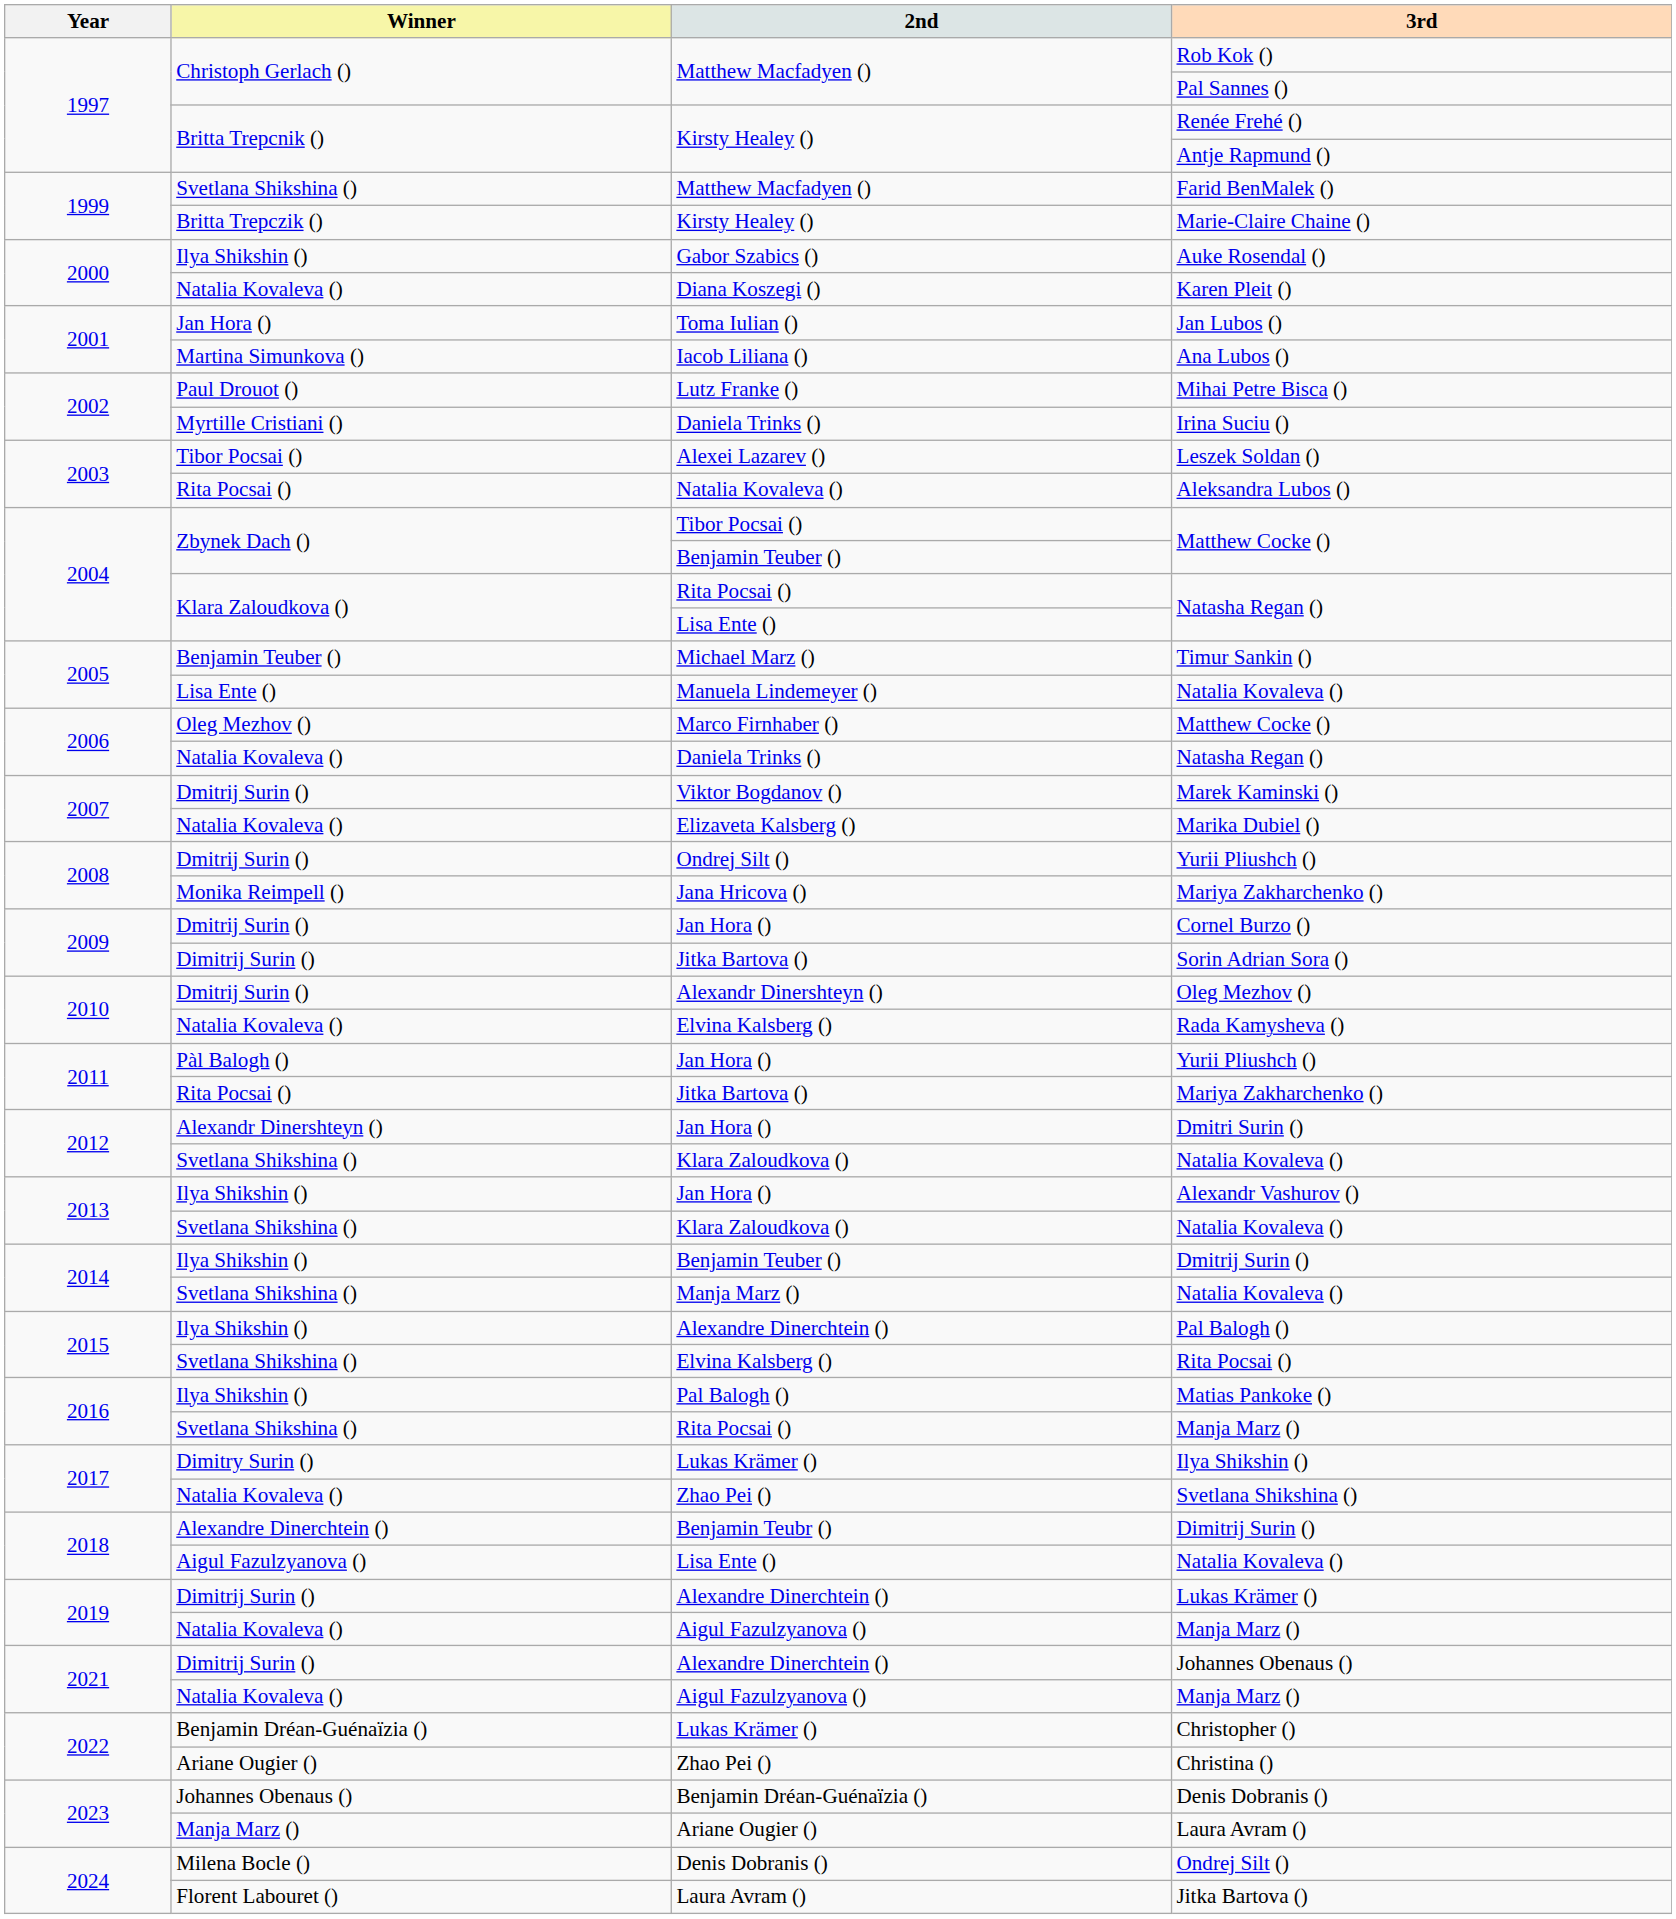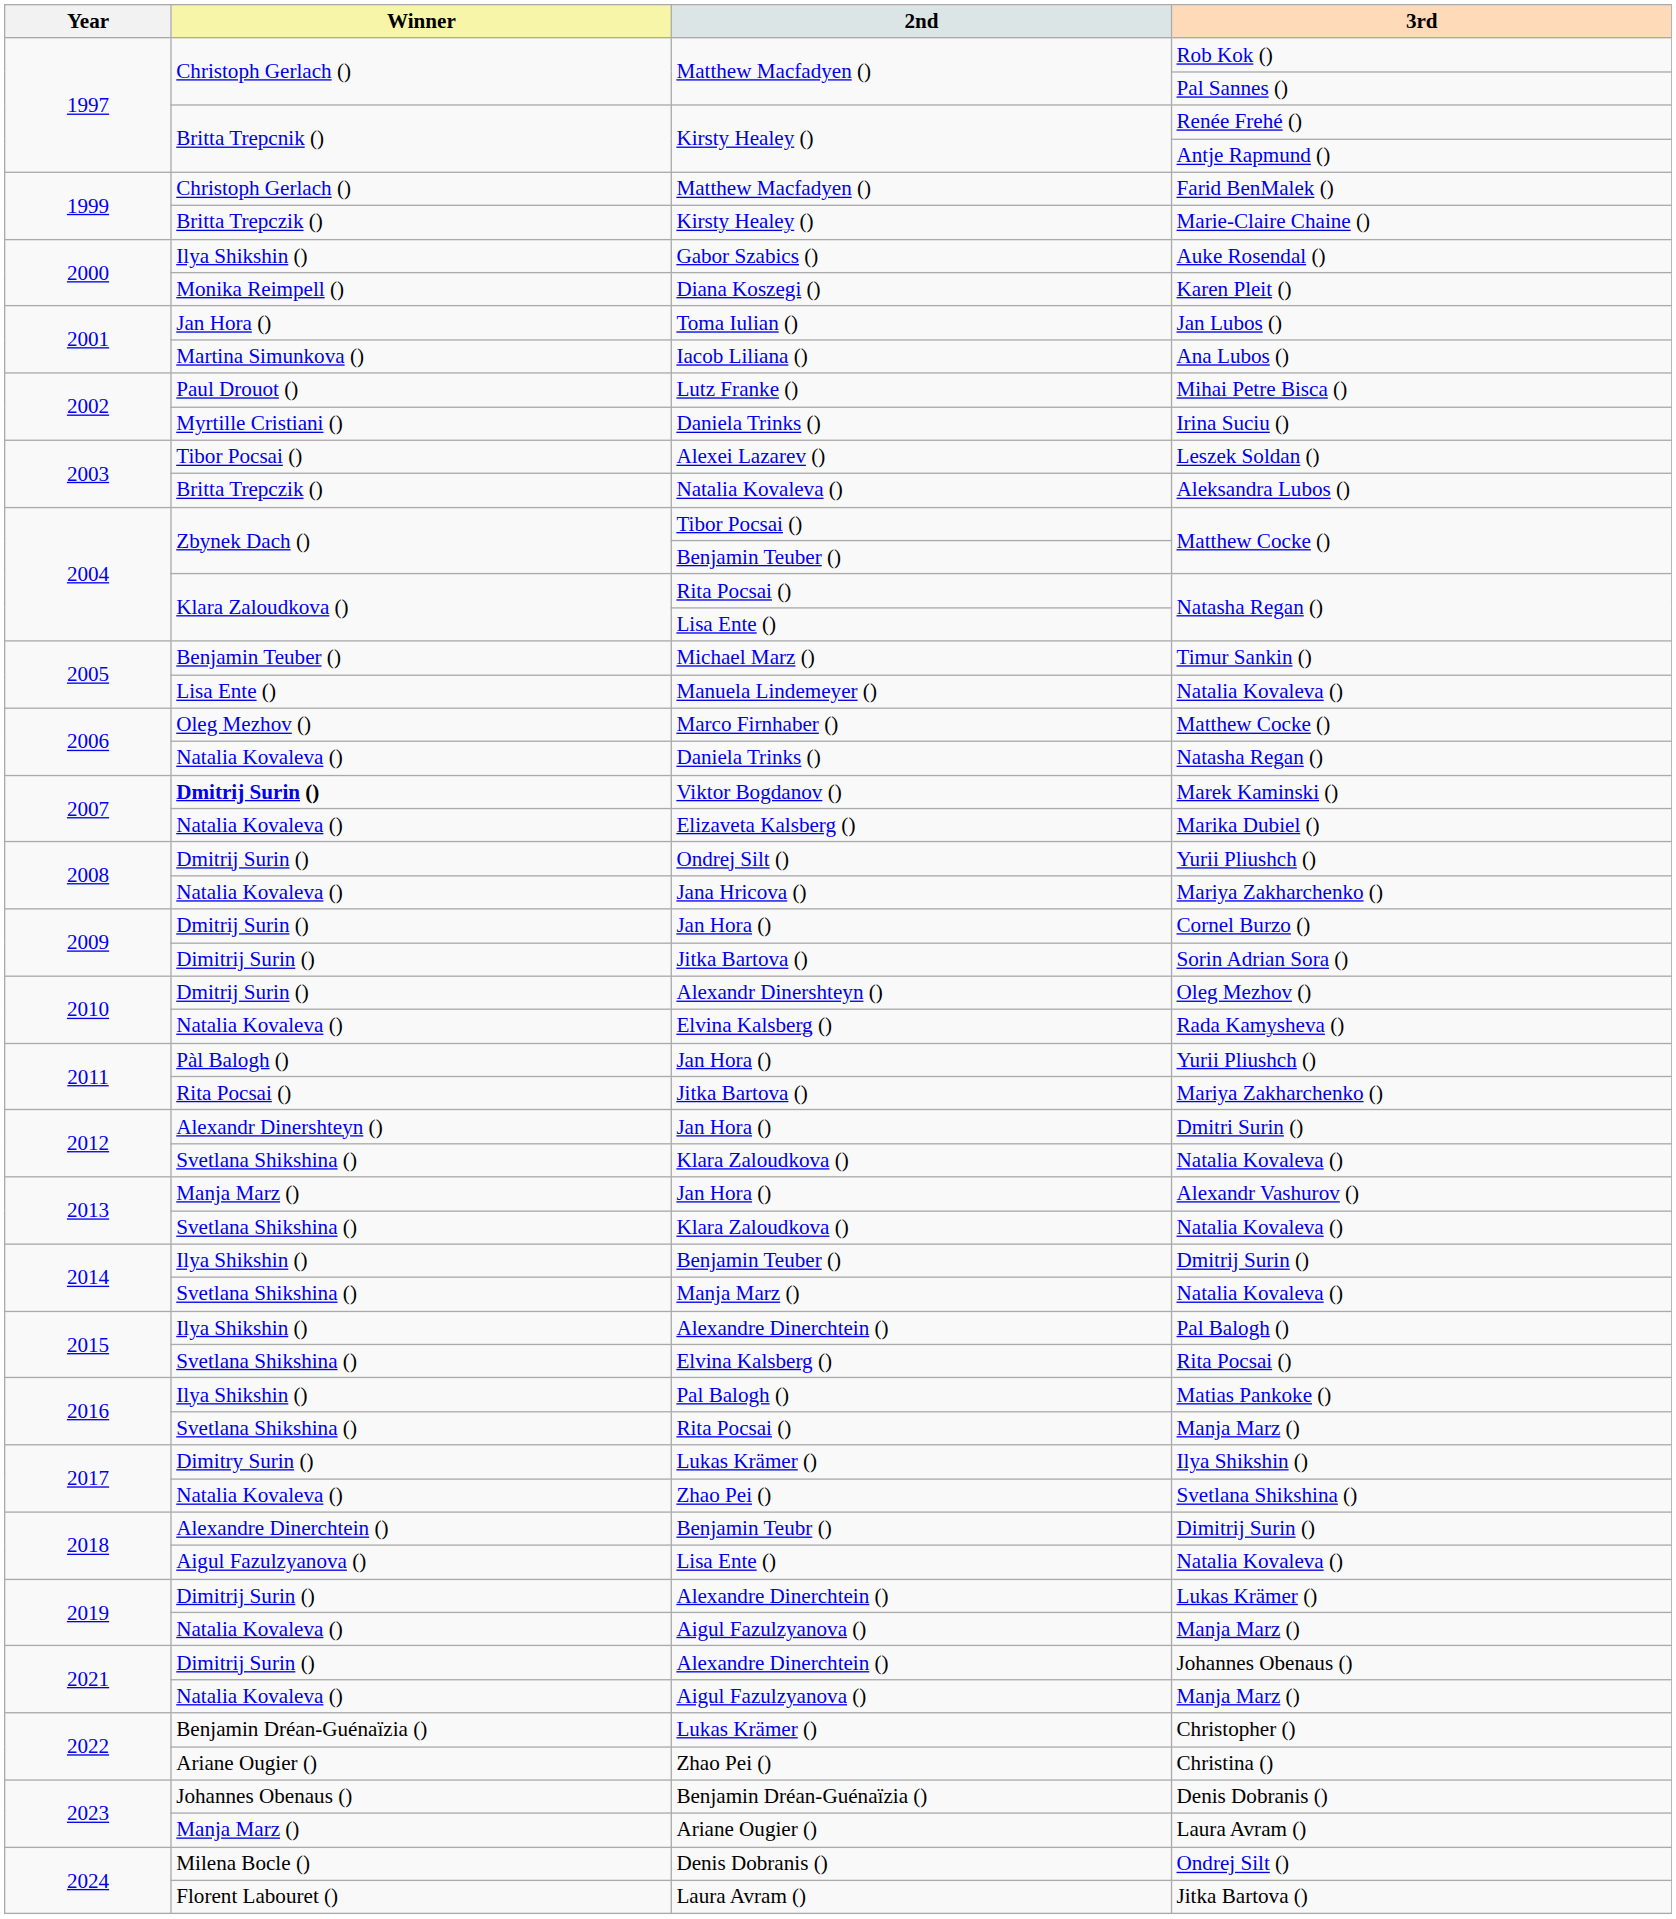(267, 188) Svetlana Shikshina () -> (264, 188) Christoph Gerlach ()
(260, 289) Natalia Kovaleva () -> (260, 289) Monika Reimpell ()
(234, 490) Rita Pocsai () -> (250, 490) Britta Trepczik ()
(243, 791) normal -> (248, 791) bold
(260, 892) Monika Reimpell () -> (260, 892) Natalia Kovaleva ()
(242, 1193) Ilya Shikshin () -> (238, 1193) Manja Marz ()
